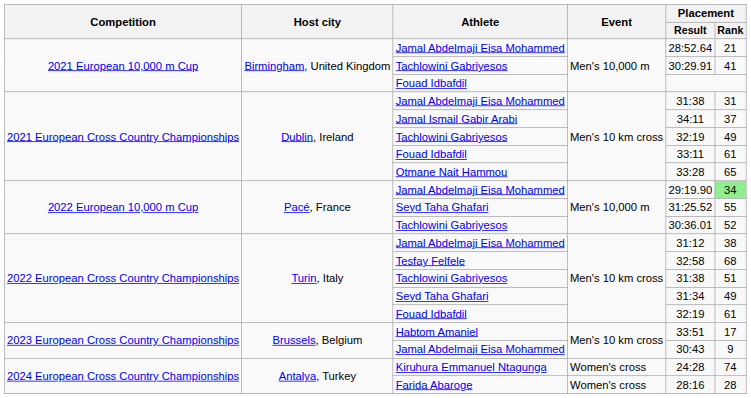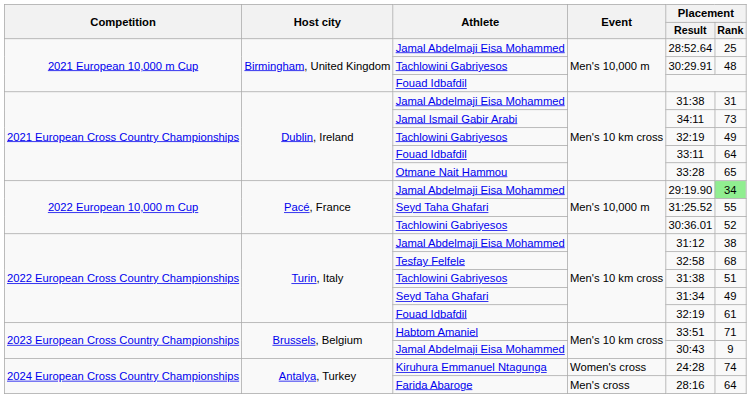(730, 48) 21 -> (730, 48) 25
(730, 66) 41 -> (730, 66) 48
(730, 119) 37 -> (730, 119) 73
(730, 155) 61 -> (730, 155) 64
(730, 332) 17 -> (730, 332) 71
(608, 385) Women's cross -> (600, 385) Men's cross
(730, 385) 28 -> (730, 385) 64
